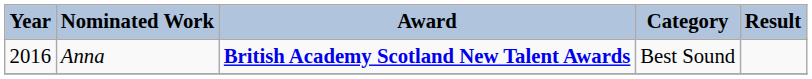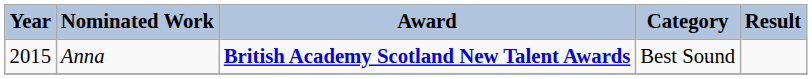(30, 56) 2016 -> (30, 56) 2015
